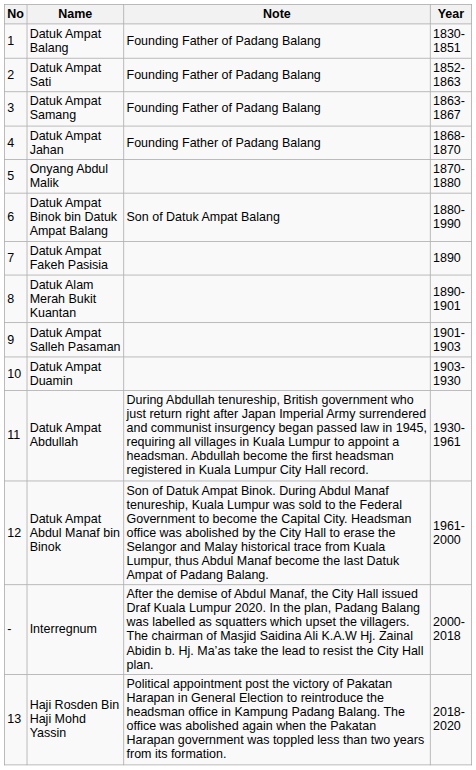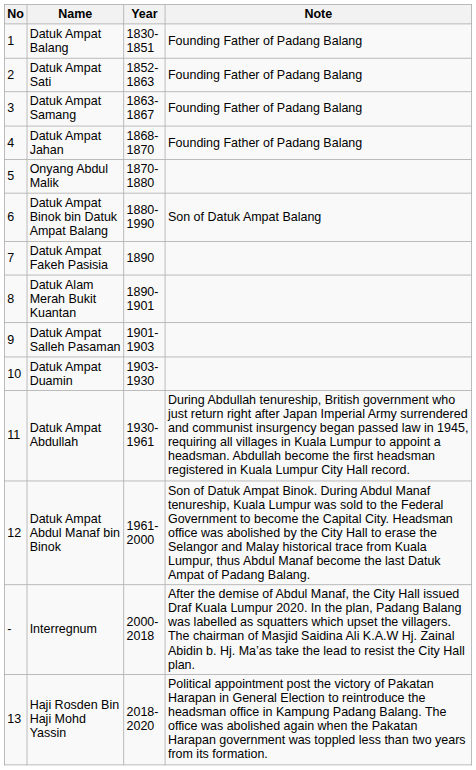columns swapped: (451, 14) <-> (277, 14)
